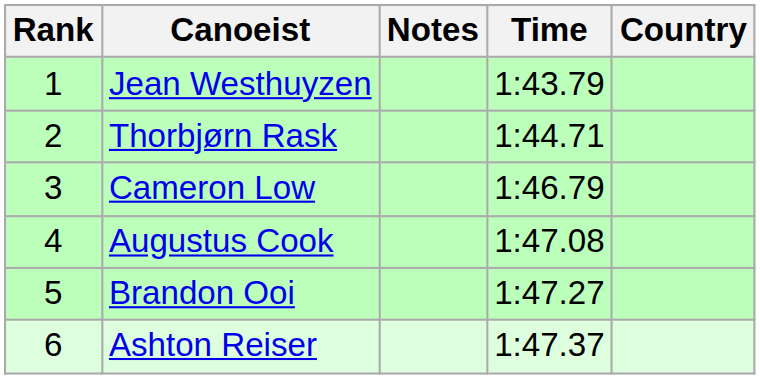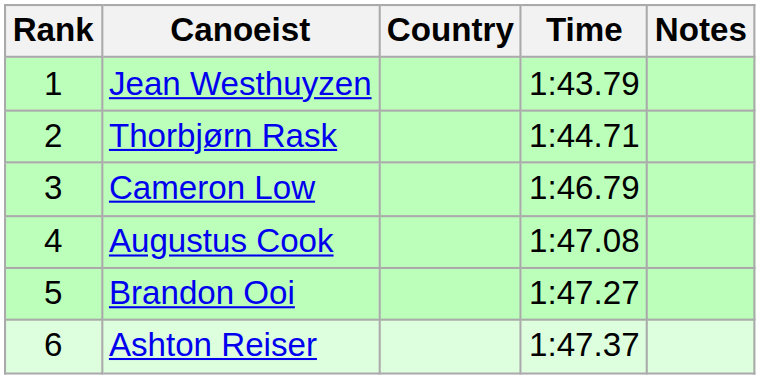columns swapped: (683, 30) <-> (433, 30)
